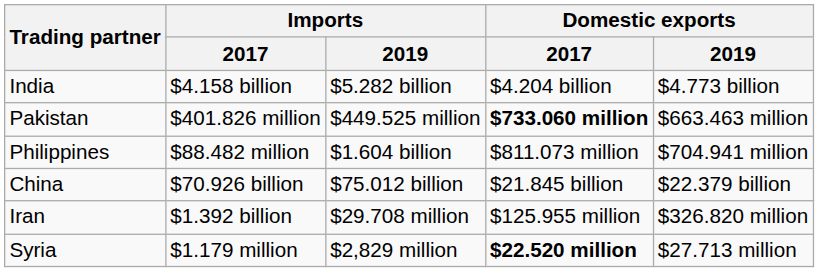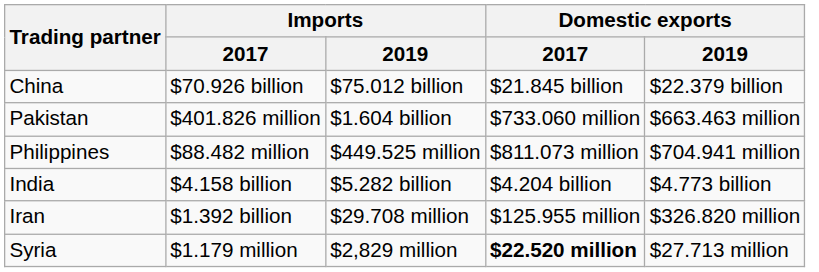rows swapped: (32, 86) <-> (36, 184)
(405, 119) $449.525 million -> (391, 119) $1.604 billion
(569, 119) bold -> (565, 119) normal
(391, 151) $1.604 billion -> (405, 151) $449.525 million
